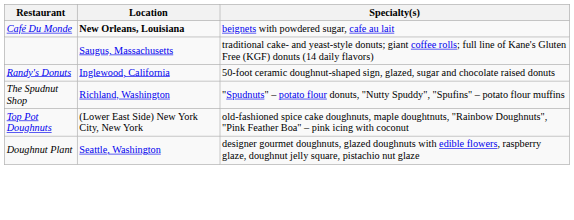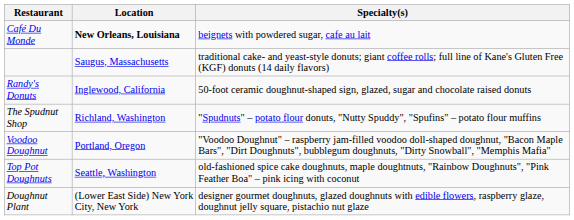+ row: (27, 145)
(139, 122) (Lower East Side) New York City, New York -> (115, 173) Seattle, Washington
(120, 150) Seattle, Washington -> (134, 201) (Lower East Side) New York City, New York
